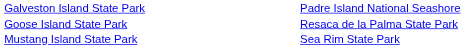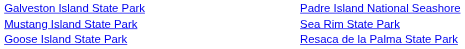rows swapped: (66, 24) <-> (71, 39)
